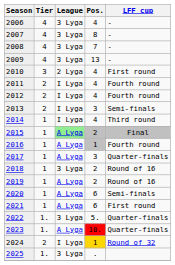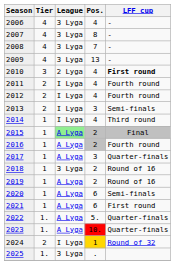(131, 71) normal -> (131, 71) bold
(95, 144) 1 -> (95, 144) 2
(70, 217) 3 Lyga -> (70, 217) A Lyga
